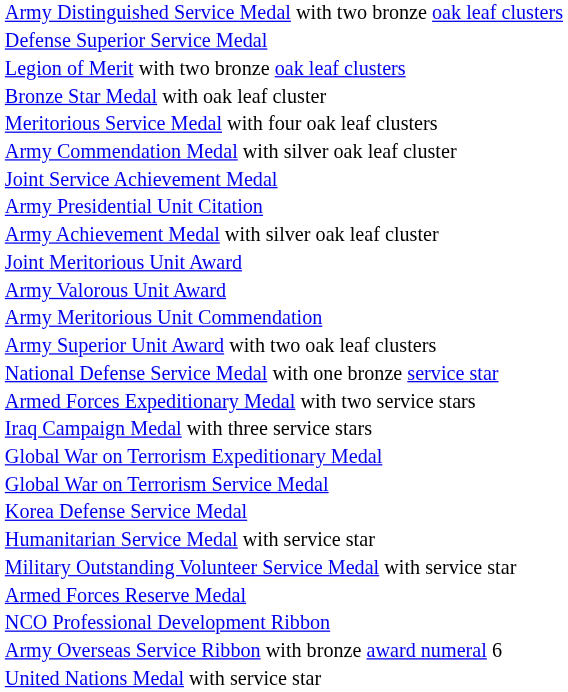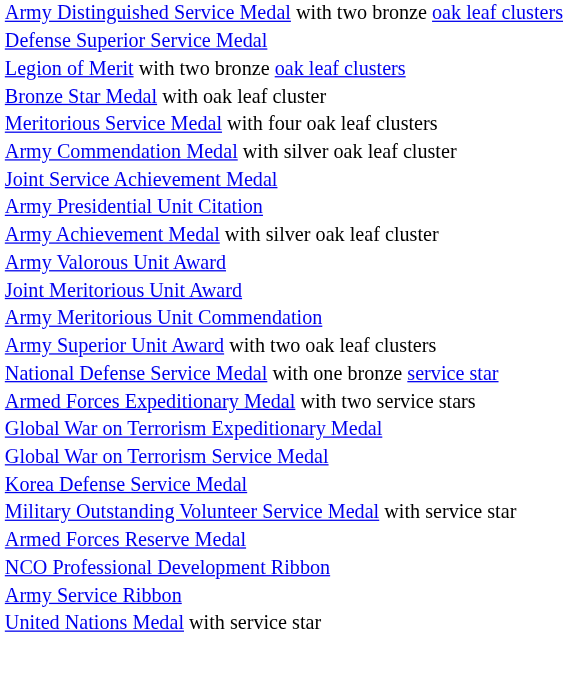rows swapped: (123, 262) <-> (115, 290)
- row: (188, 428)
- row: (190, 539)
+ row: (93, 595)
- row: (253, 650)
